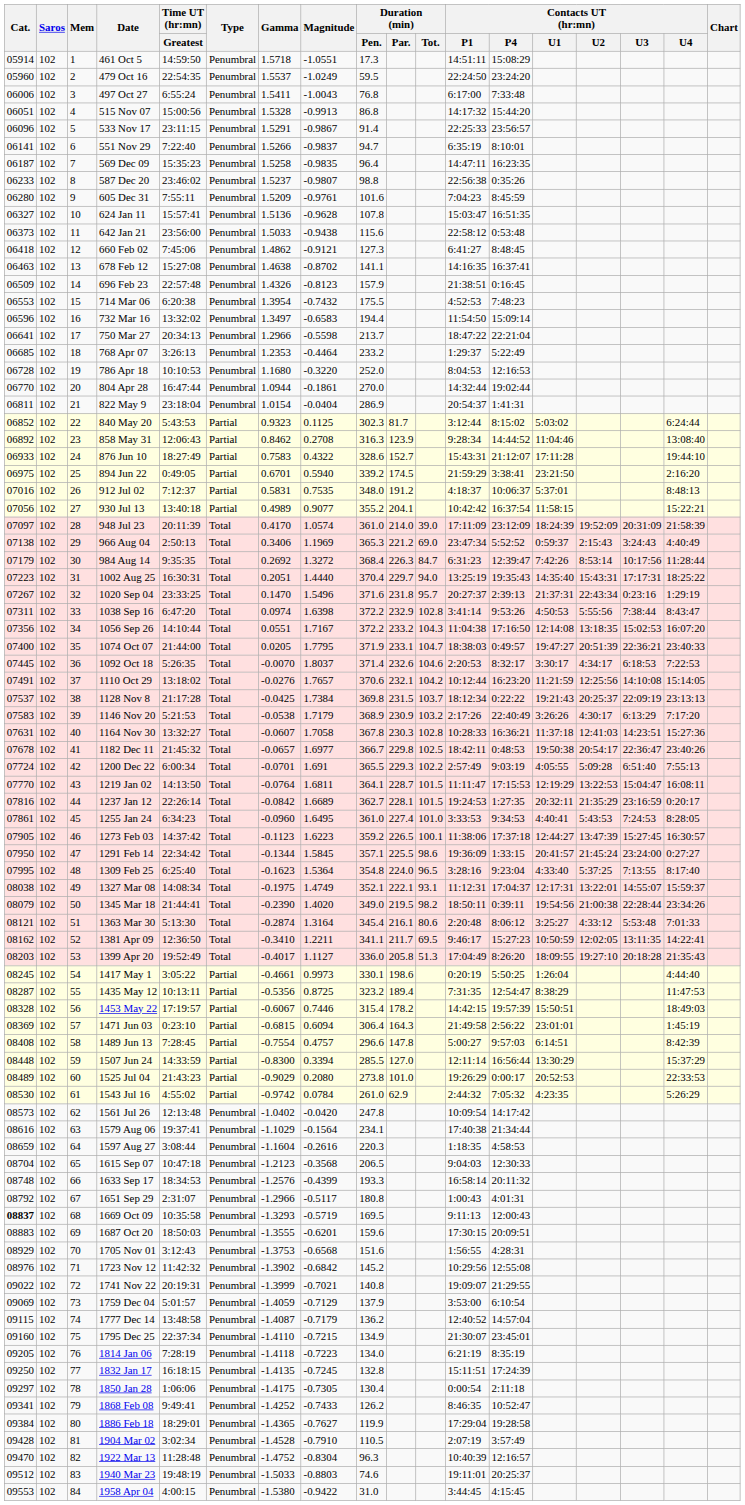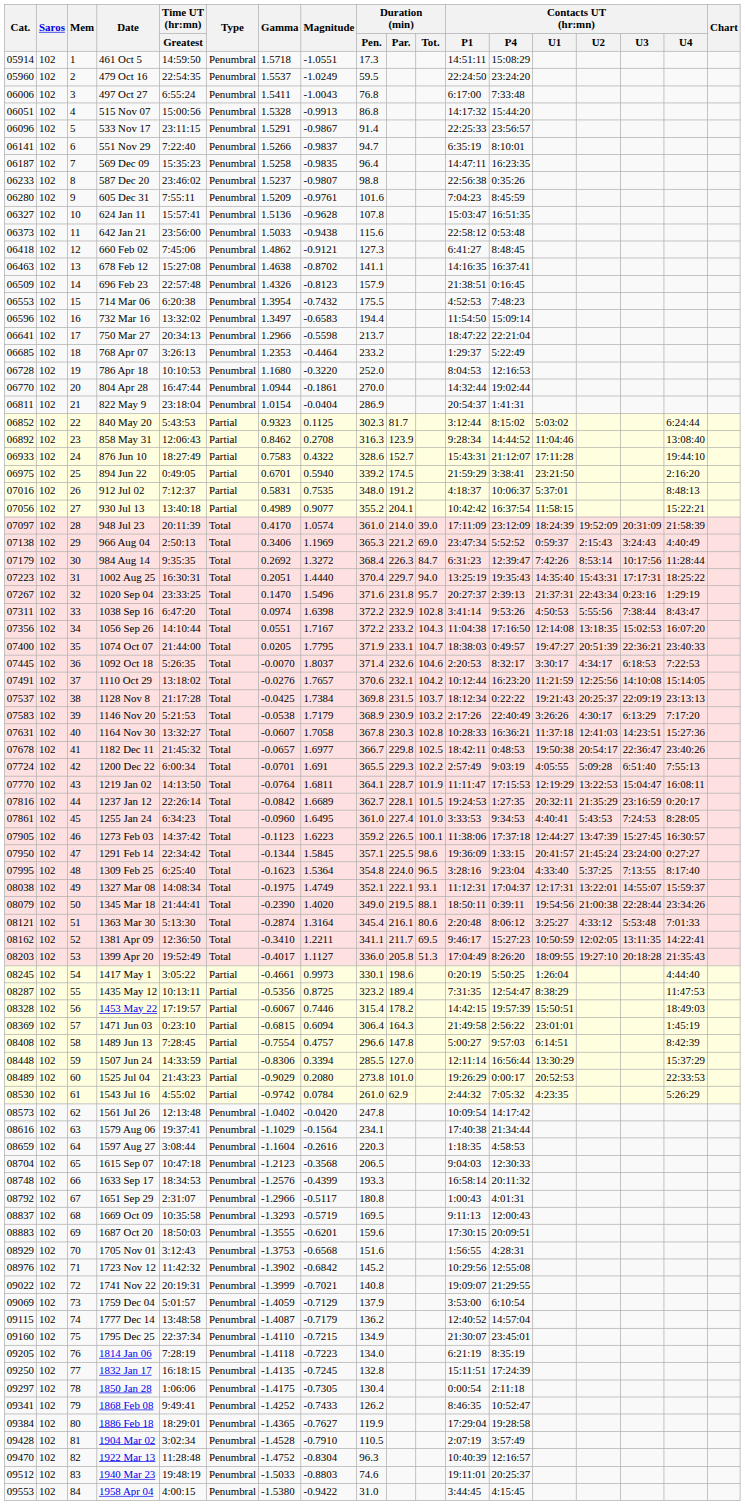(431, 784) 101.5 -> (431, 784) 101.9
(428, 905) 98.2 -> (428, 905) 88.1
(278, 1060) -0.8300 -> (278, 1060) -0.8306
(20, 1215) bold -> (20, 1215) normal
